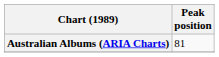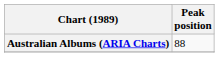(180, 43) 81 -> (180, 43) 88
